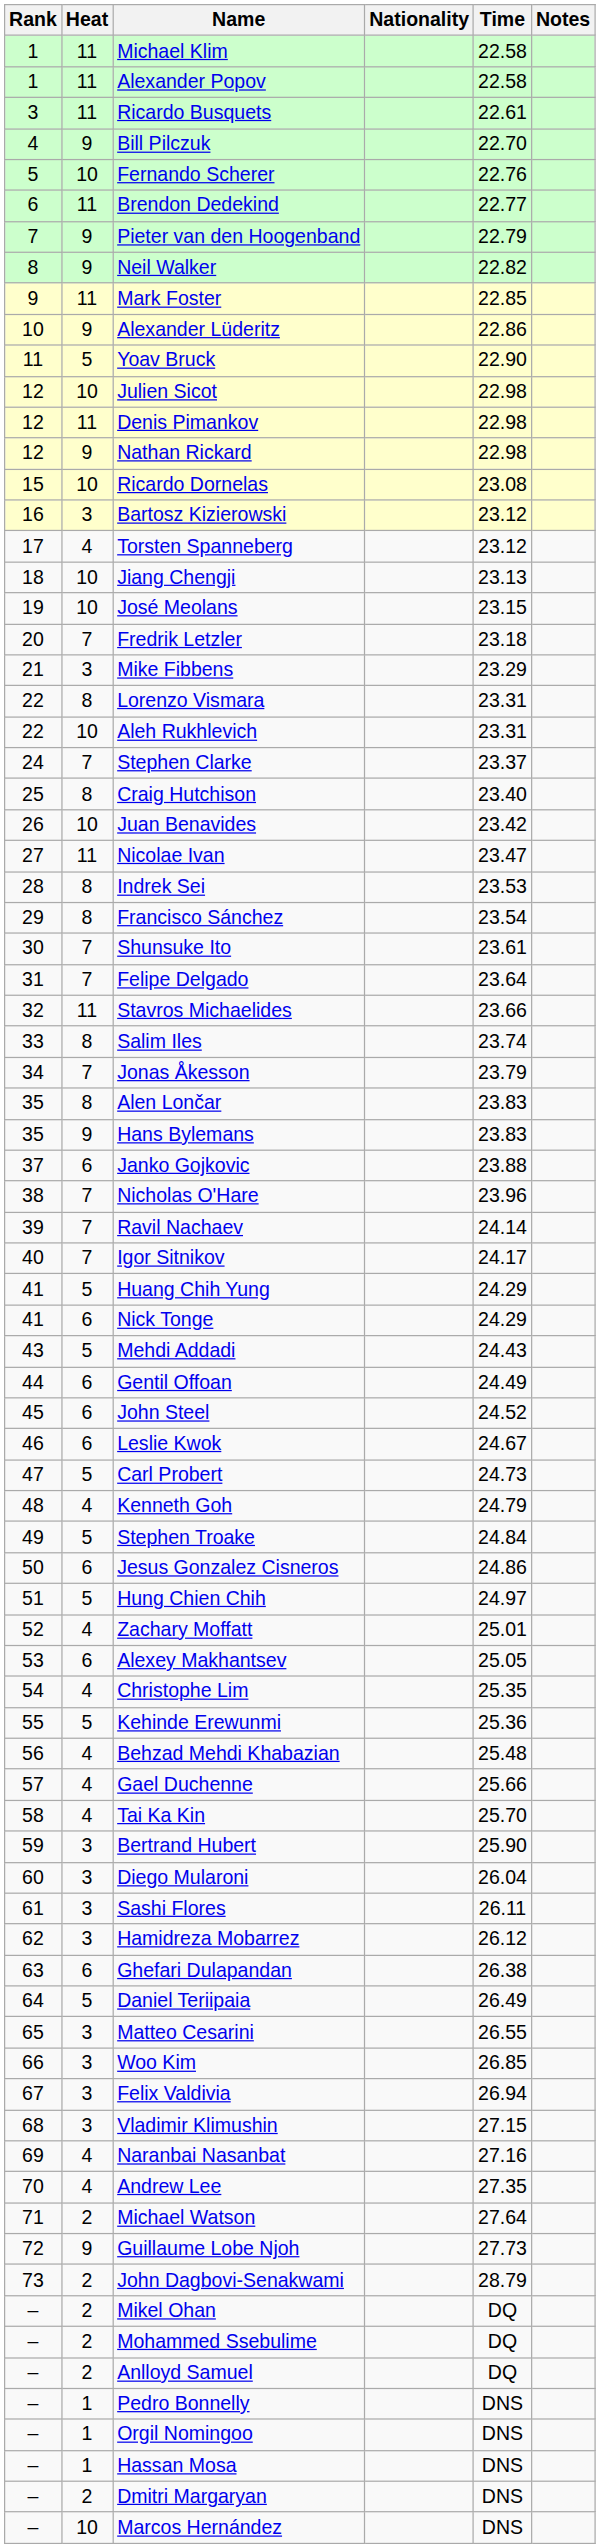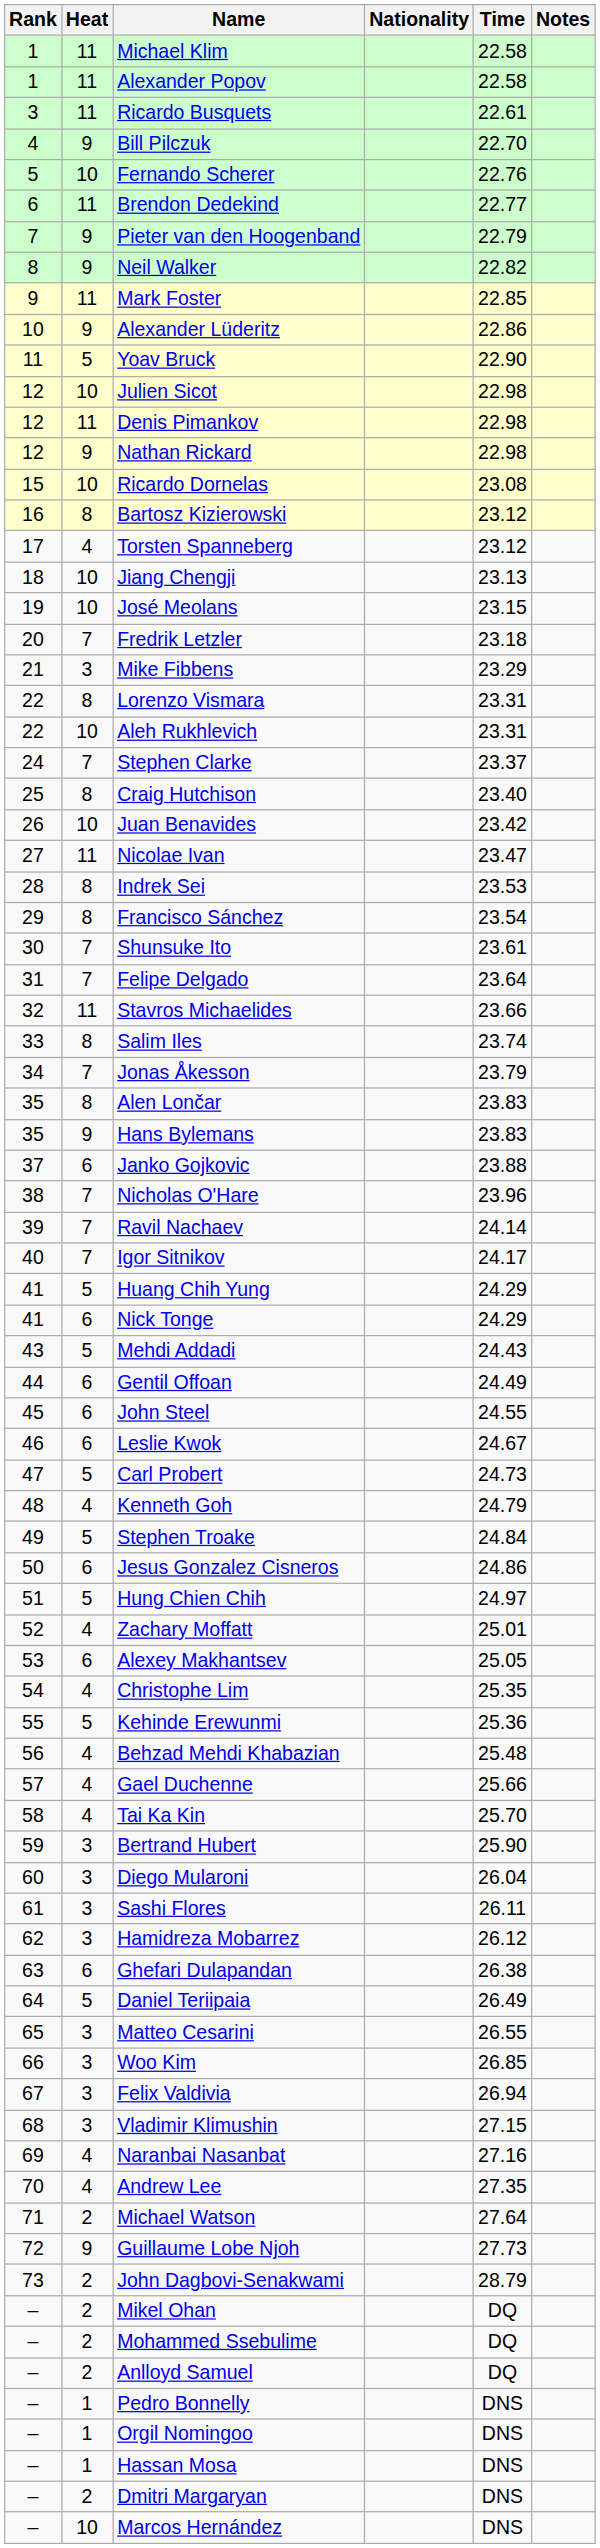(87, 515) 3 -> (87, 515) 8
(502, 1413) 24.52 -> (502, 1413) 24.55
